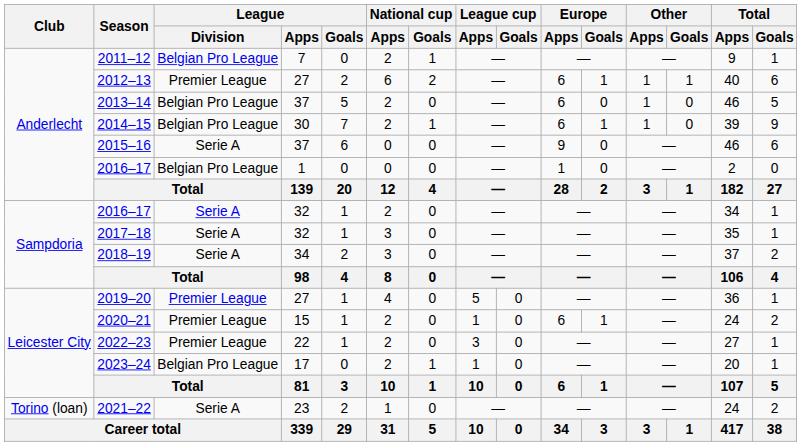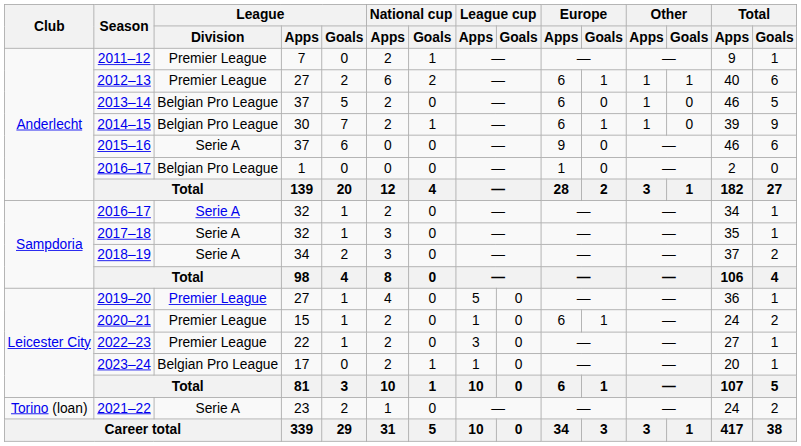(218, 59) Belgian Pro League -> (218, 59) Premier League
